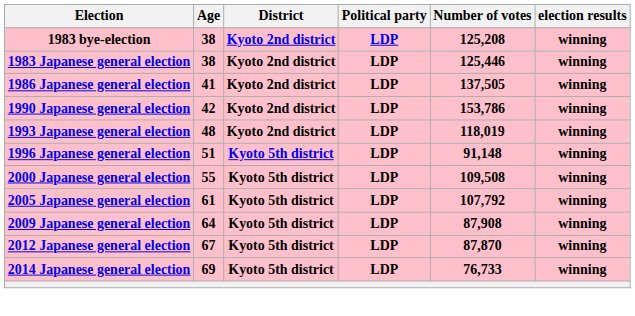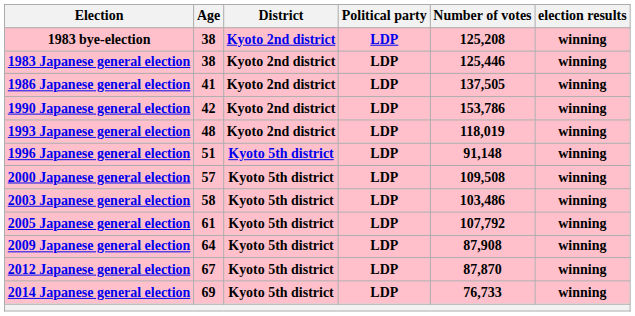(209, 177) 55 -> (209, 177) 57
+ row: (99, 200)
